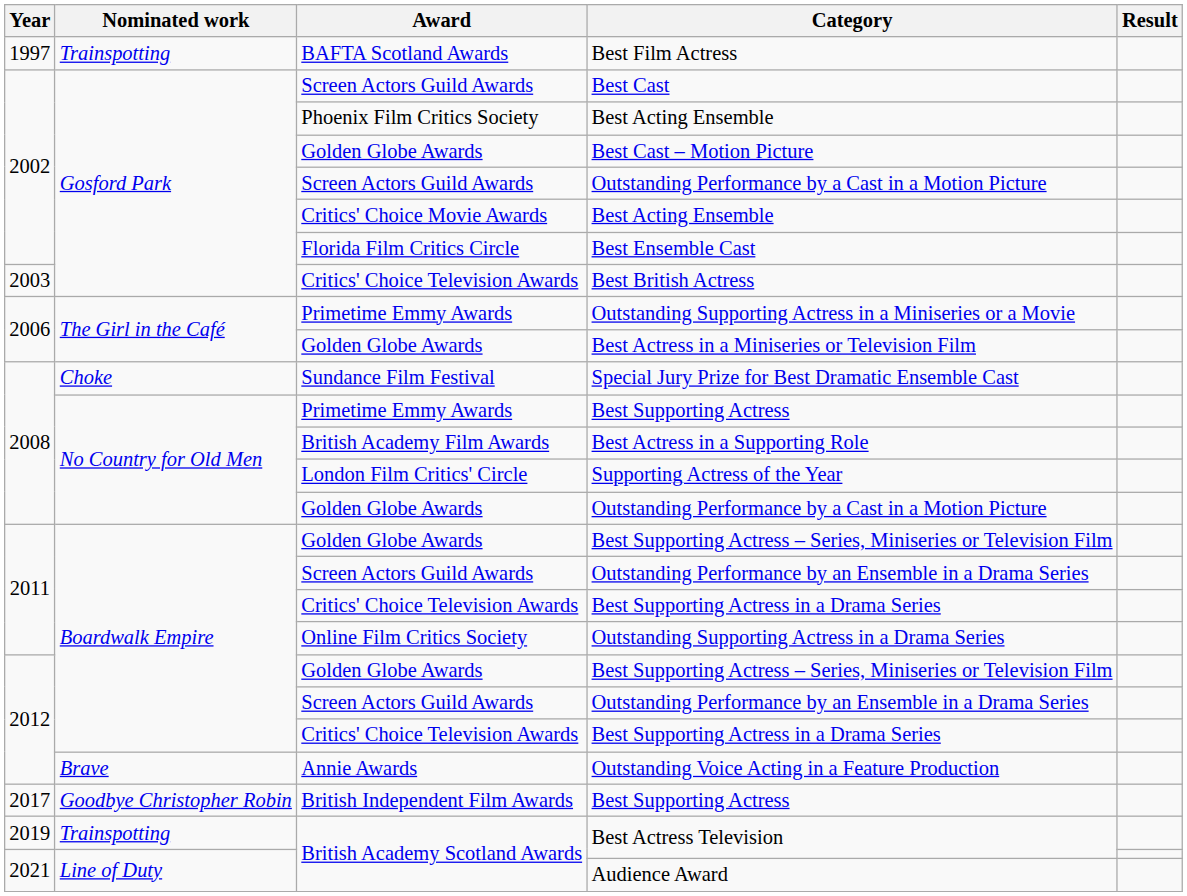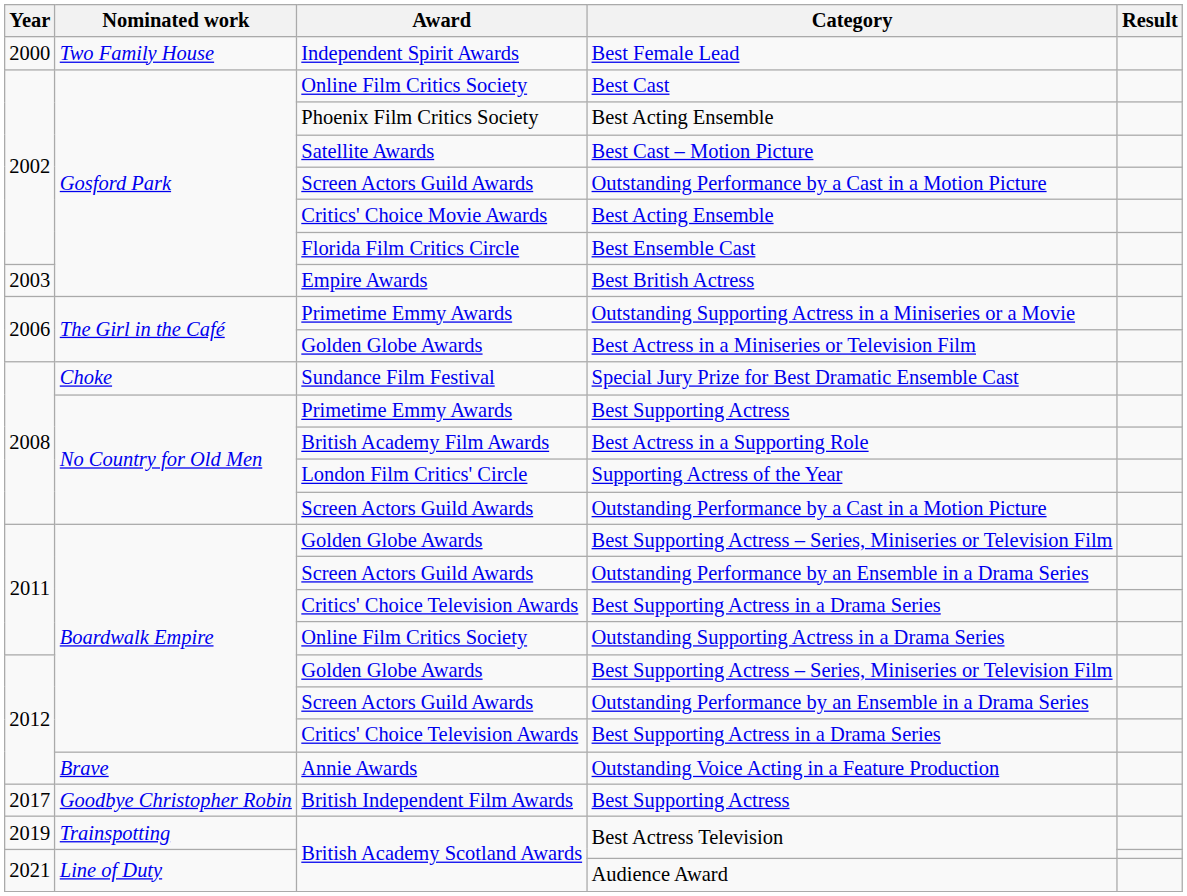- row: (30, 53)
+ row: (30, 53)
(417, 85) Screen Actors Guild Awards -> (414, 85) Online Film Critics Society
(392, 150) Golden Globe Awards -> (368, 150) Satellite Awards
(440, 280) Critics' Choice Television Awards -> (364, 280) Empire Awards
(392, 507) Golden Globe Awards -> (417, 507) Screen Actors Guild Awards
